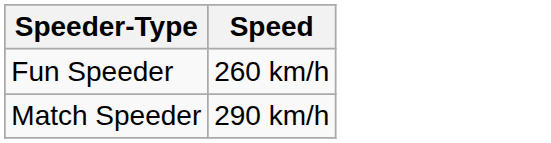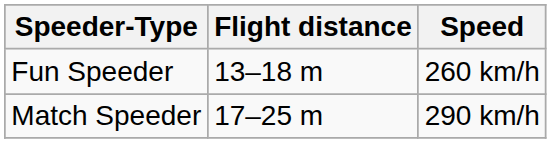+ column: (313, 26)
